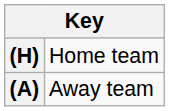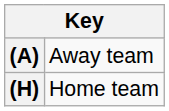rows swapped: (24, 55) <-> (24, 88)
